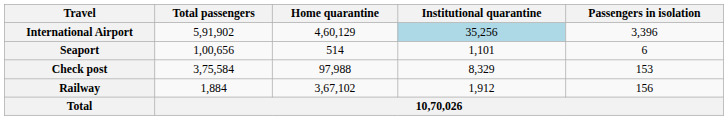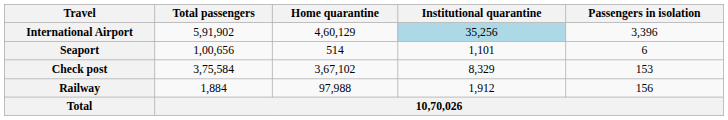(335, 69) 97,988 -> (335, 69) 3,67,102
(335, 87) 3,67,102 -> (335, 87) 97,988
